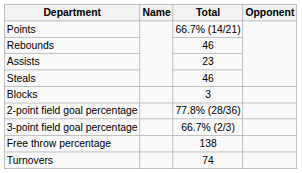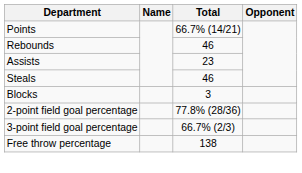- row: (30, 160)
